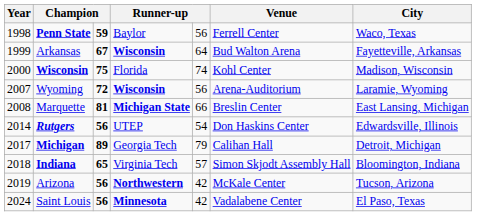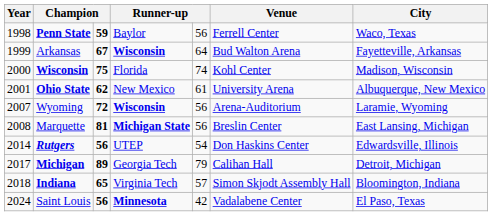+ row: (63, 88)
(201, 107) 66 -> (201, 126) 56
- row: (55, 182)
